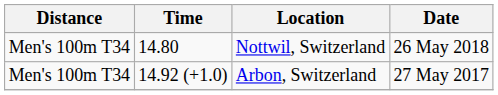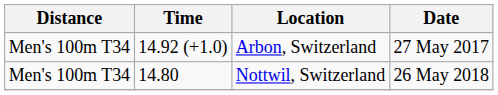rows swapped: (306, 75) <-> (310, 47)
